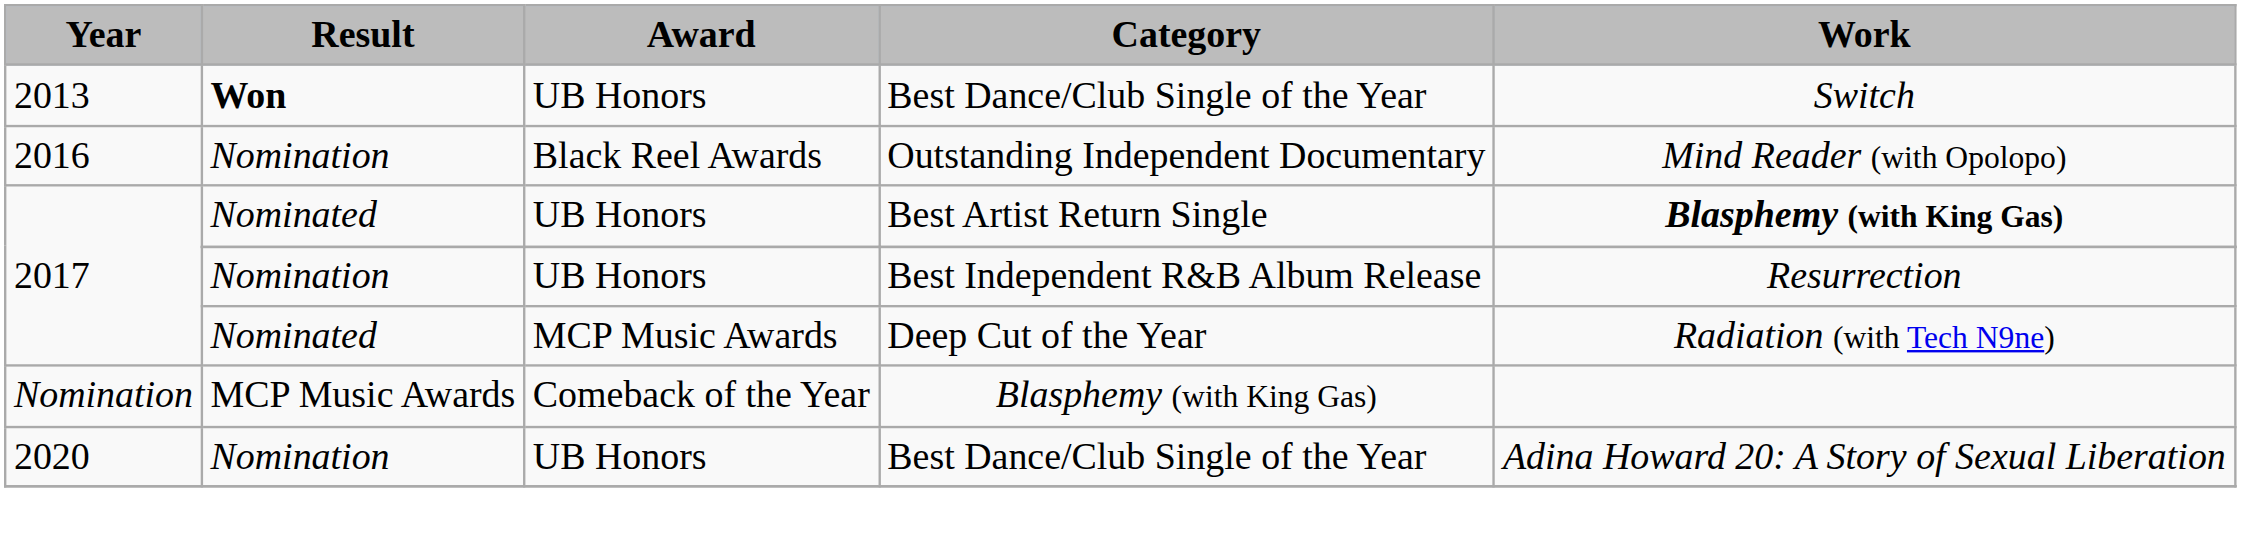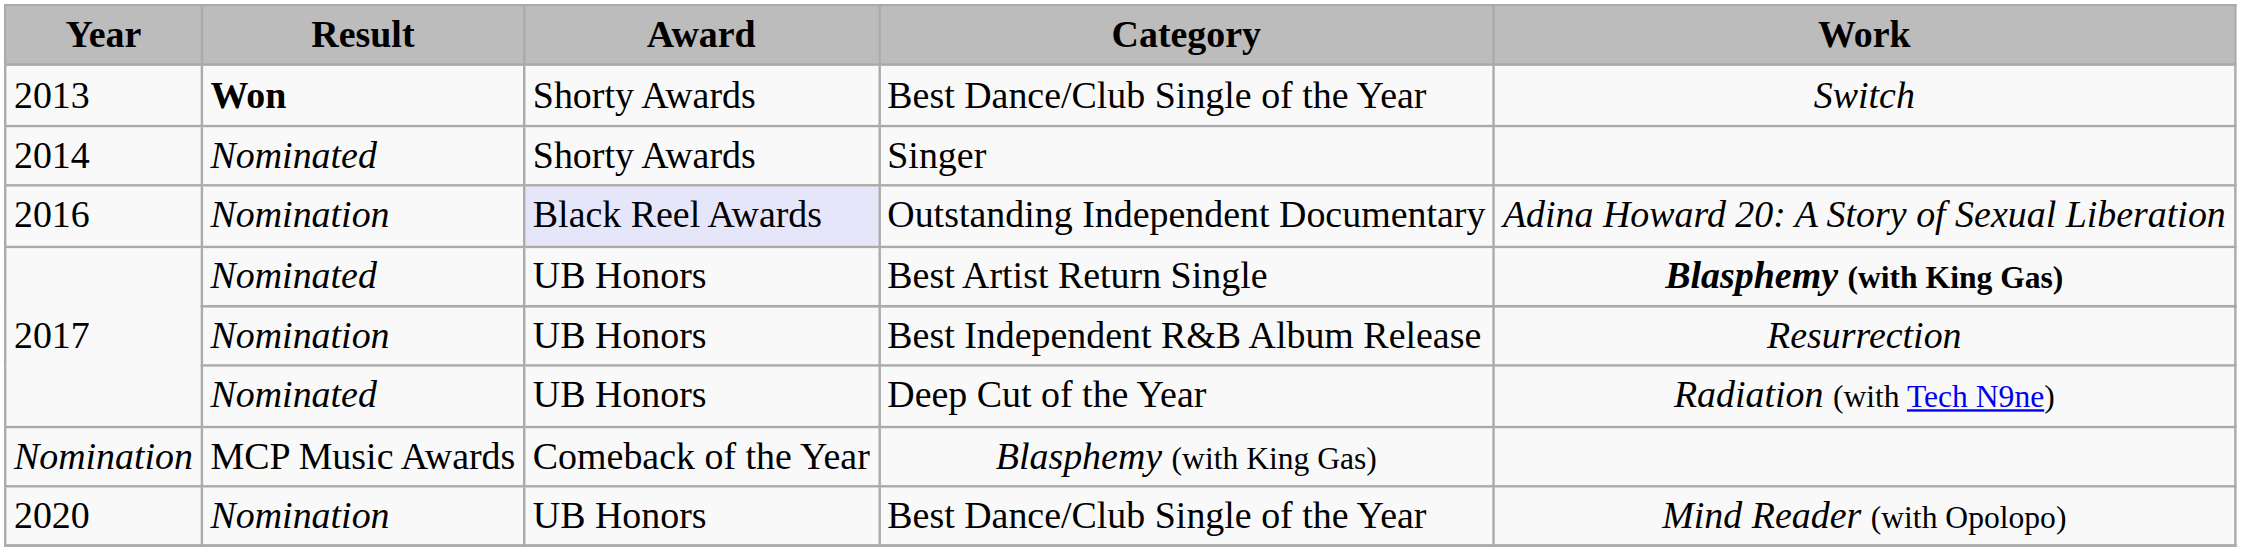(620, 94) UB Honors -> (644, 94) Shorty Awards
+ row: (52, 154)
(677, 154) no background -> (677, 214) lavender background
(1864, 154) Mind Reader (with Opolopo) -> (1864, 214) Adina Howard 20: A Story of Sexual Liberation
(685, 335) MCP Music Awards -> (620, 395) UB Honors
(1864, 455) Adina Howard 20: A Story of Sexual Liberation -> (1864, 515) Mind Reader (with Opolopo)
